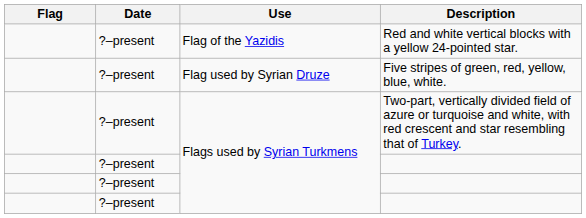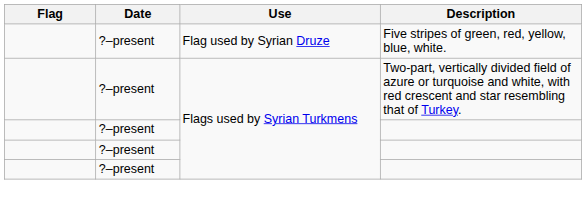- row: (233, 41)
